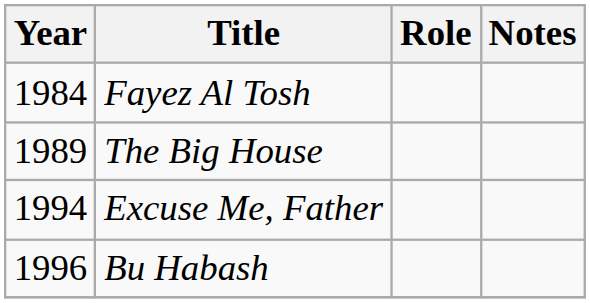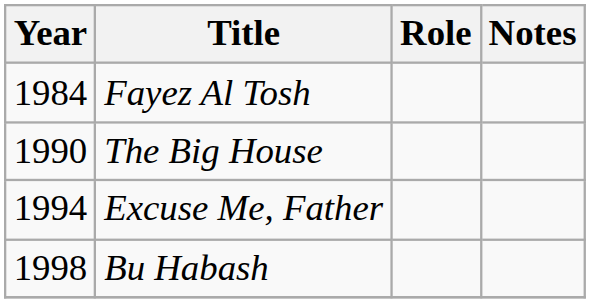(50, 150) 1989 -> (50, 150) 1990
(50, 267) 1996 -> (50, 267) 1998
